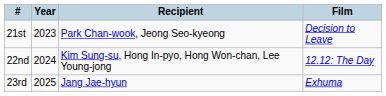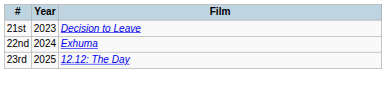- column: (181, 12)
(340, 61) 12.12: The Day -> (79, 44) Exhuma
(324, 83) Exhuma -> (95, 60) 12.12: The Day
